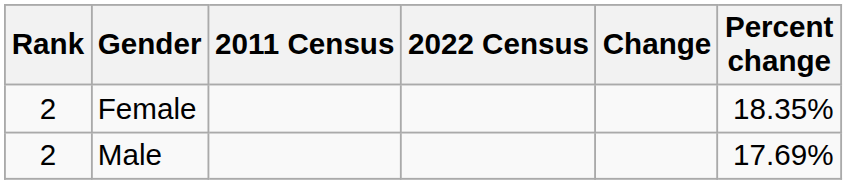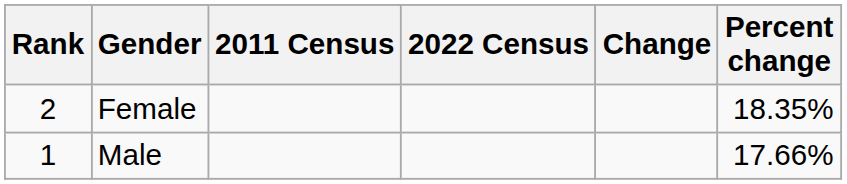(48, 155) 2 -> (48, 155) 1
(783, 155) 17.69% -> (783, 155) 17.66%
